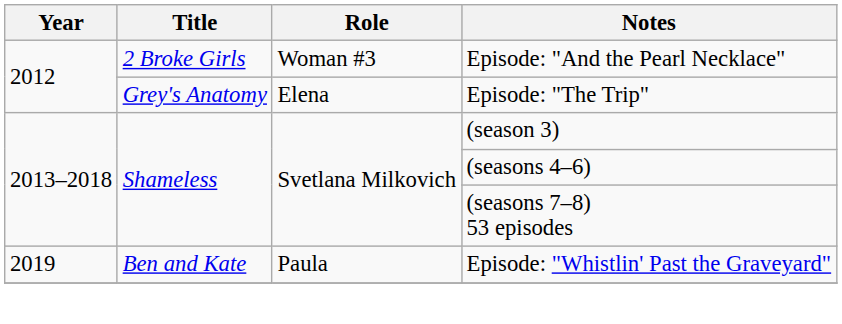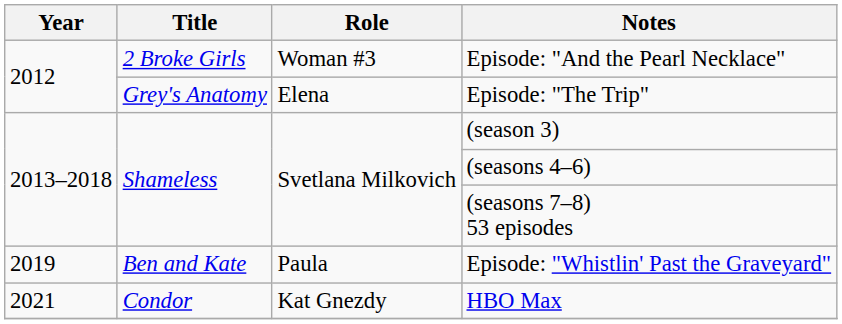+ row: (514, 300)
